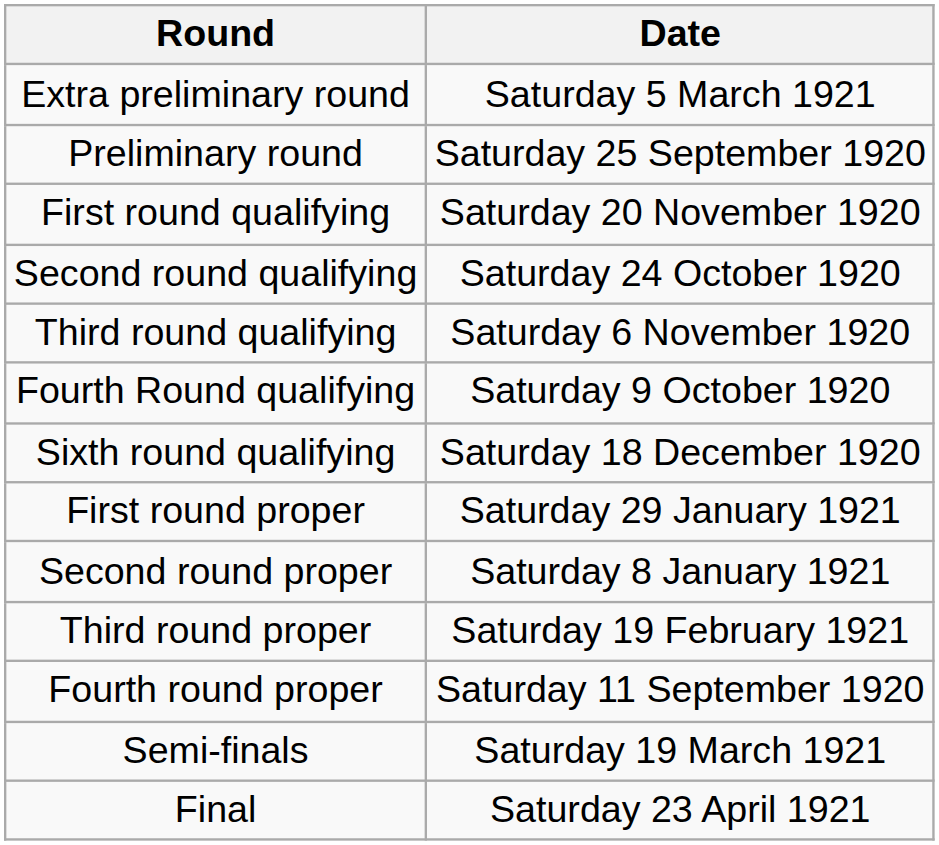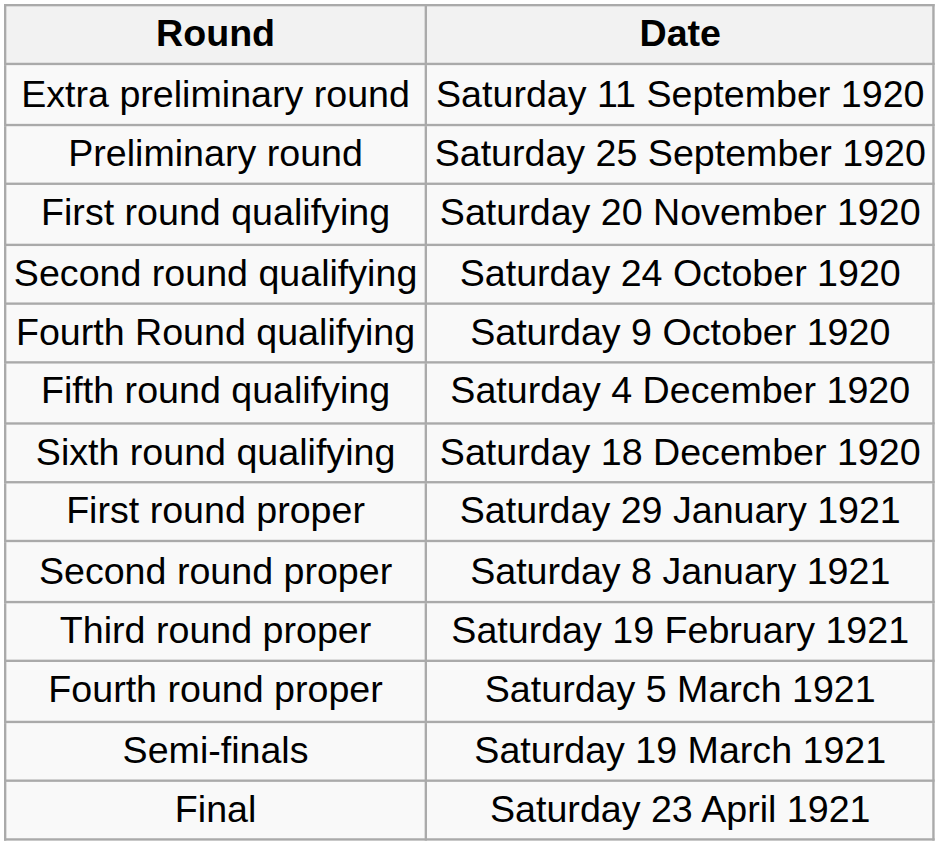(680, 93) Saturday 5 March 1921 -> (680, 93) Saturday 11 September 1920
- row: (216, 332)
+ row: (216, 392)
(680, 690) Saturday 11 September 1920 -> (680, 690) Saturday 5 March 1921
